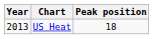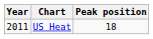(17, 27) 2013 -> (17, 27) 2011
